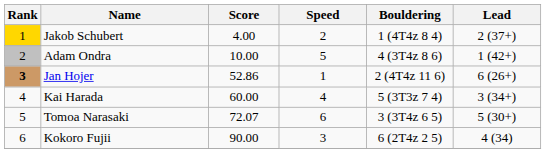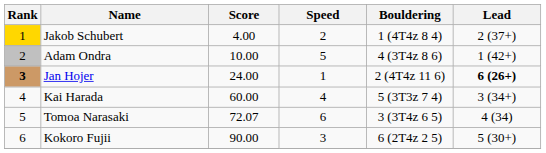(244, 76) 52.86 -> (244, 76) 24.00
(497, 76) normal -> (497, 76) bold
(497, 117) 5 (30+) -> (497, 117) 4 (34)
(497, 138) 4 (34) -> (497, 138) 5 (30+)
